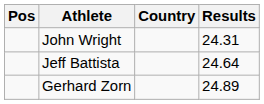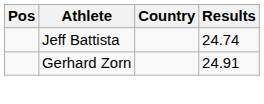- row: (82, 39)
(221, 63) 24.64 -> (221, 39) 24.74
(221, 87) 24.89 -> (221, 63) 24.91
